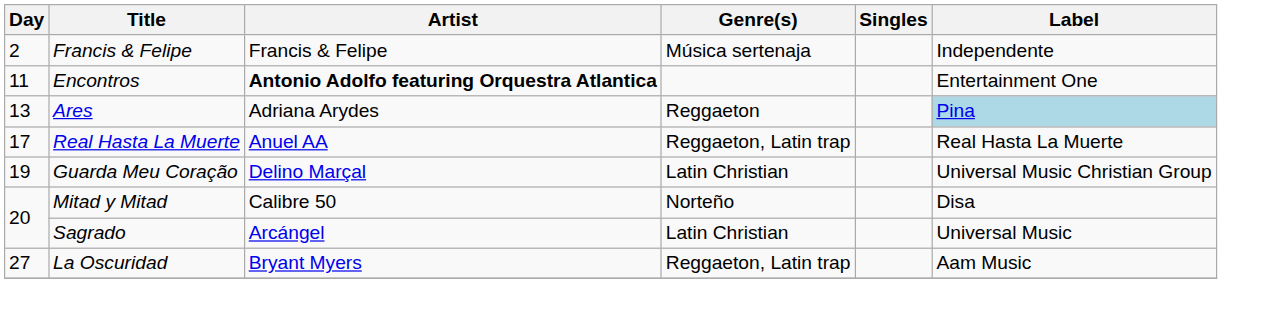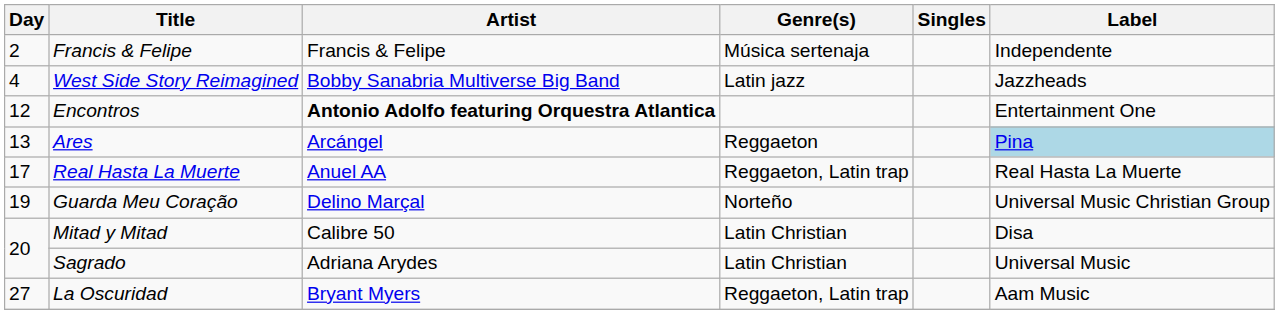+ row: (176, 80)
(19, 80) 11 -> (20, 111) 12
(314, 111) Adriana Arydes -> (345, 141) Arcángel
(727, 171) Latin Christian -> (758, 202) Norteño
(700, 202) Norteño -> (785, 232) Latin Christian
(287, 232) Arcángel -> (372, 263) Adriana Arydes
